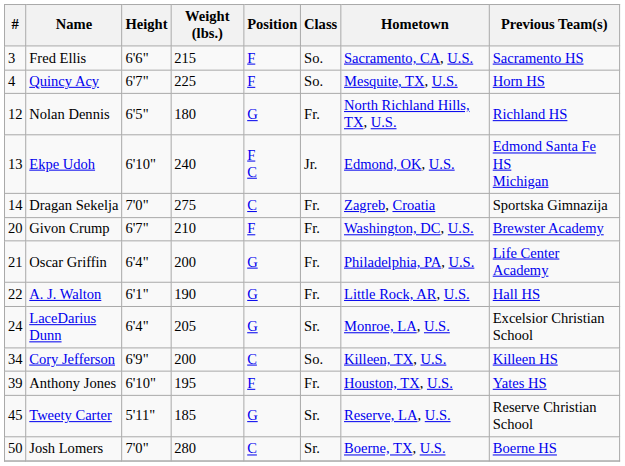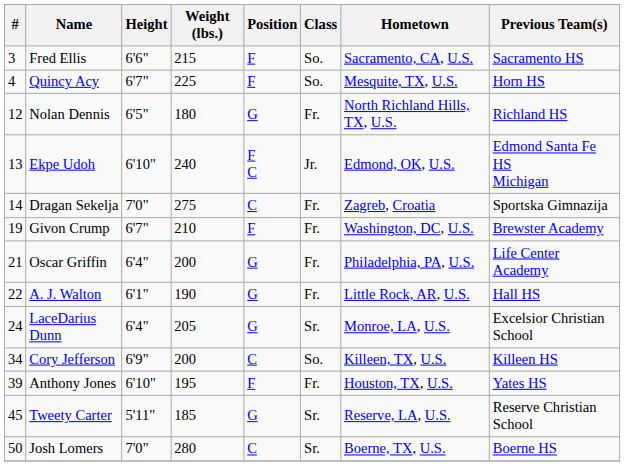(15, 229) 20 -> (15, 229) 19
